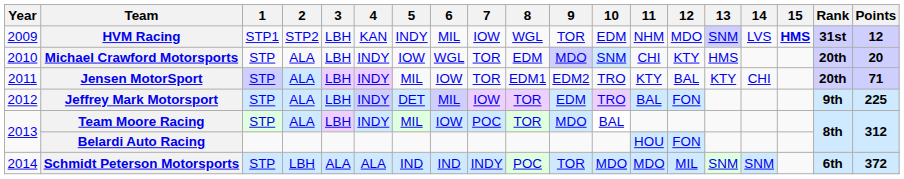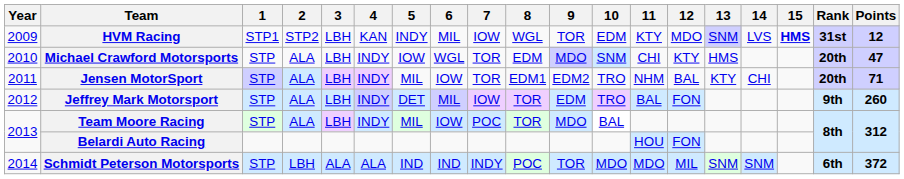(649, 37) NHM -> (649, 37) KTY
(876, 58) 20 -> (876, 58) 47
(649, 79) KTY -> (649, 79) NHM
(876, 100) 225 -> (876, 100) 260
